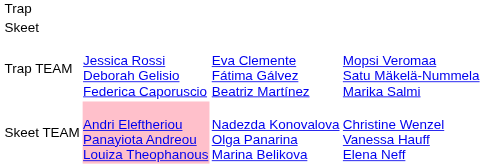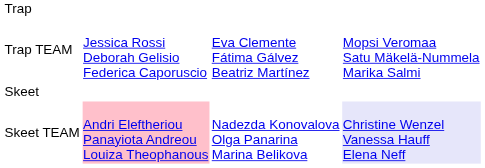rows swapped: (39, 68) <-> (22, 27)
(394, 140) no background -> (394, 140) lavender background
